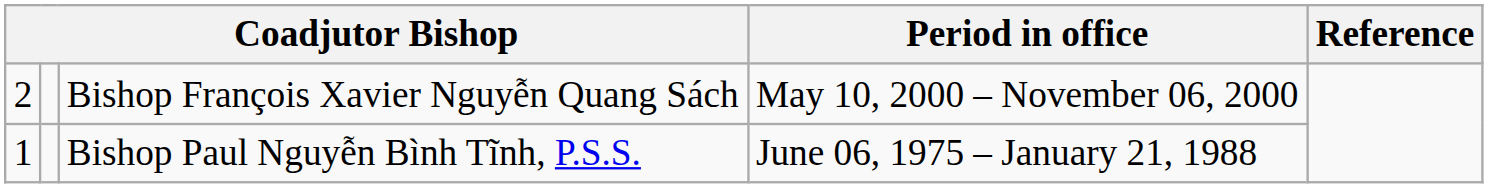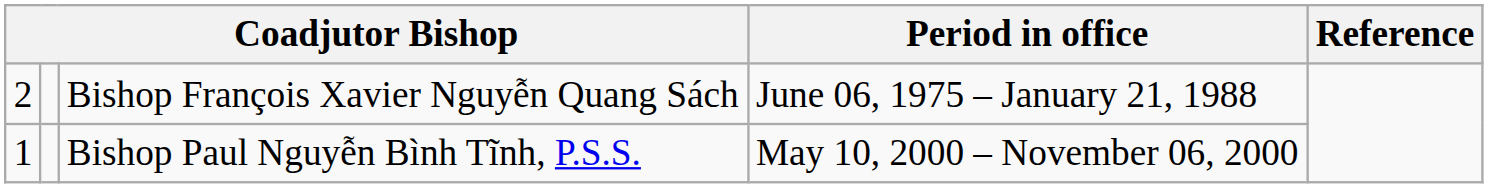(1027, 93) May 10, 2000 – November 06, 2000 -> (1006, 93) June 06, 1975 – January 21, 1988
(1006, 152) June 06, 1975 – January 21, 1988 -> (1027, 152) May 10, 2000 – November 06, 2000
